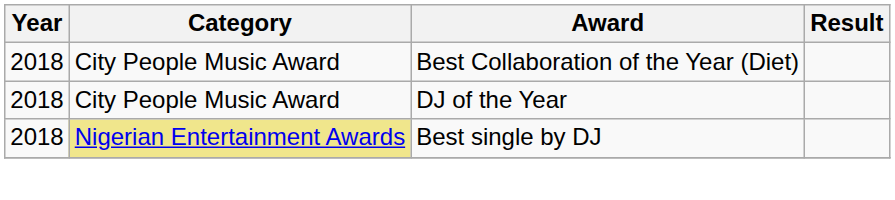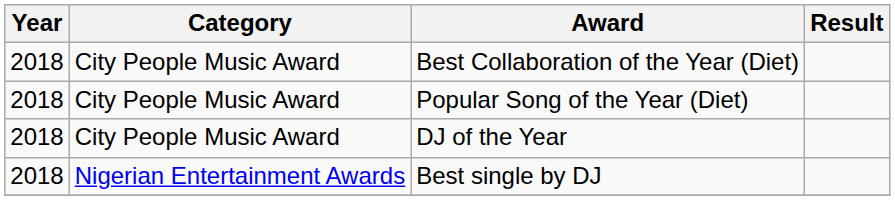+ row: (582, 99)
(240, 137) khaki background -> (240, 175) no background
